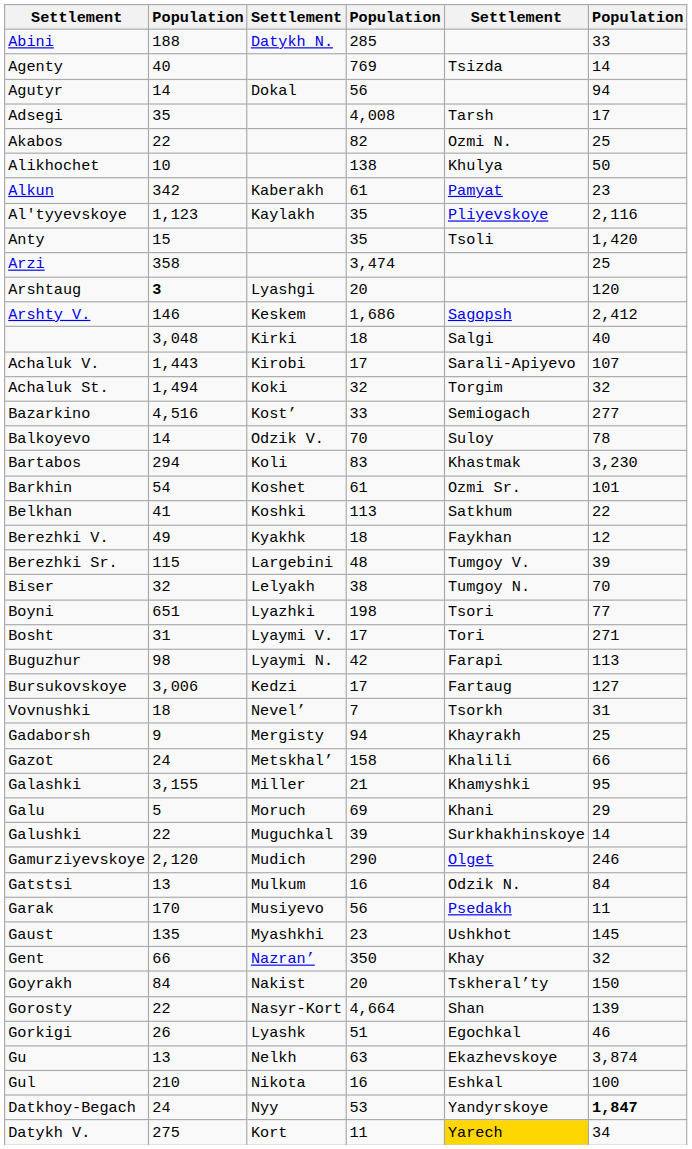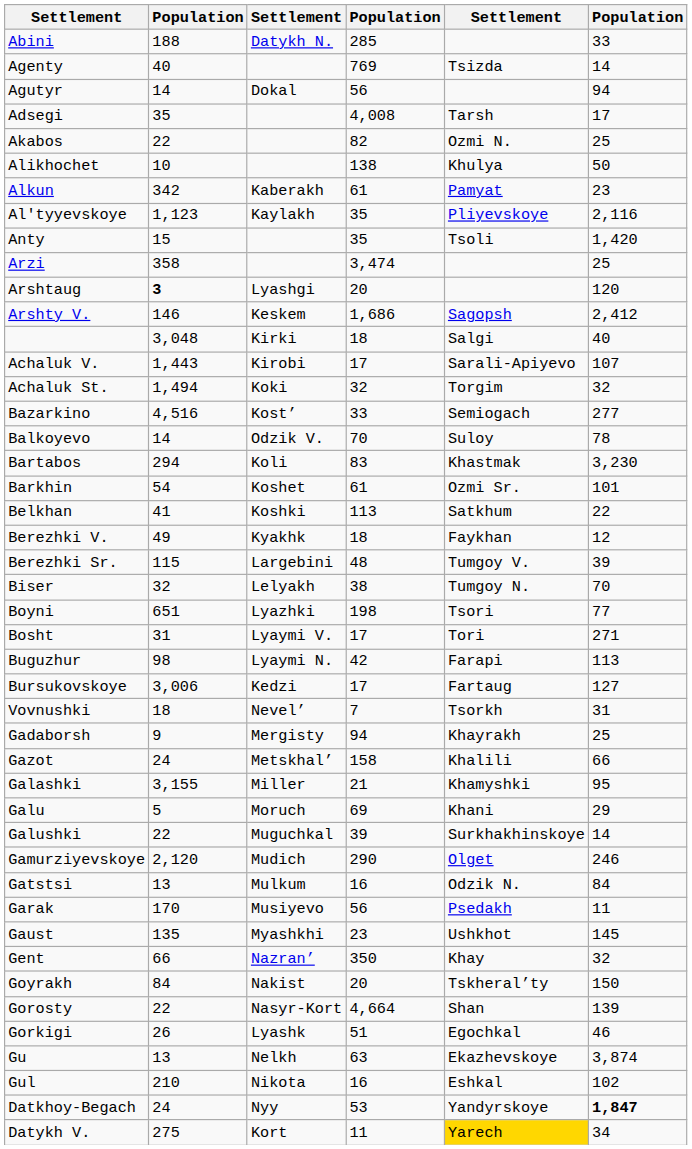(606, 1083) 100 -> (606, 1083) 102
